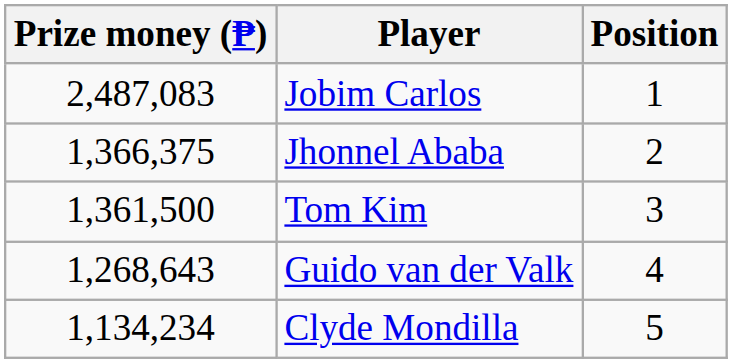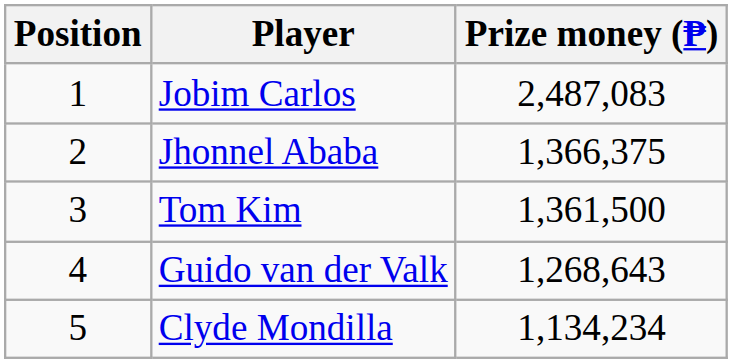columns swapped: (654, 33) <-> (140, 33)
